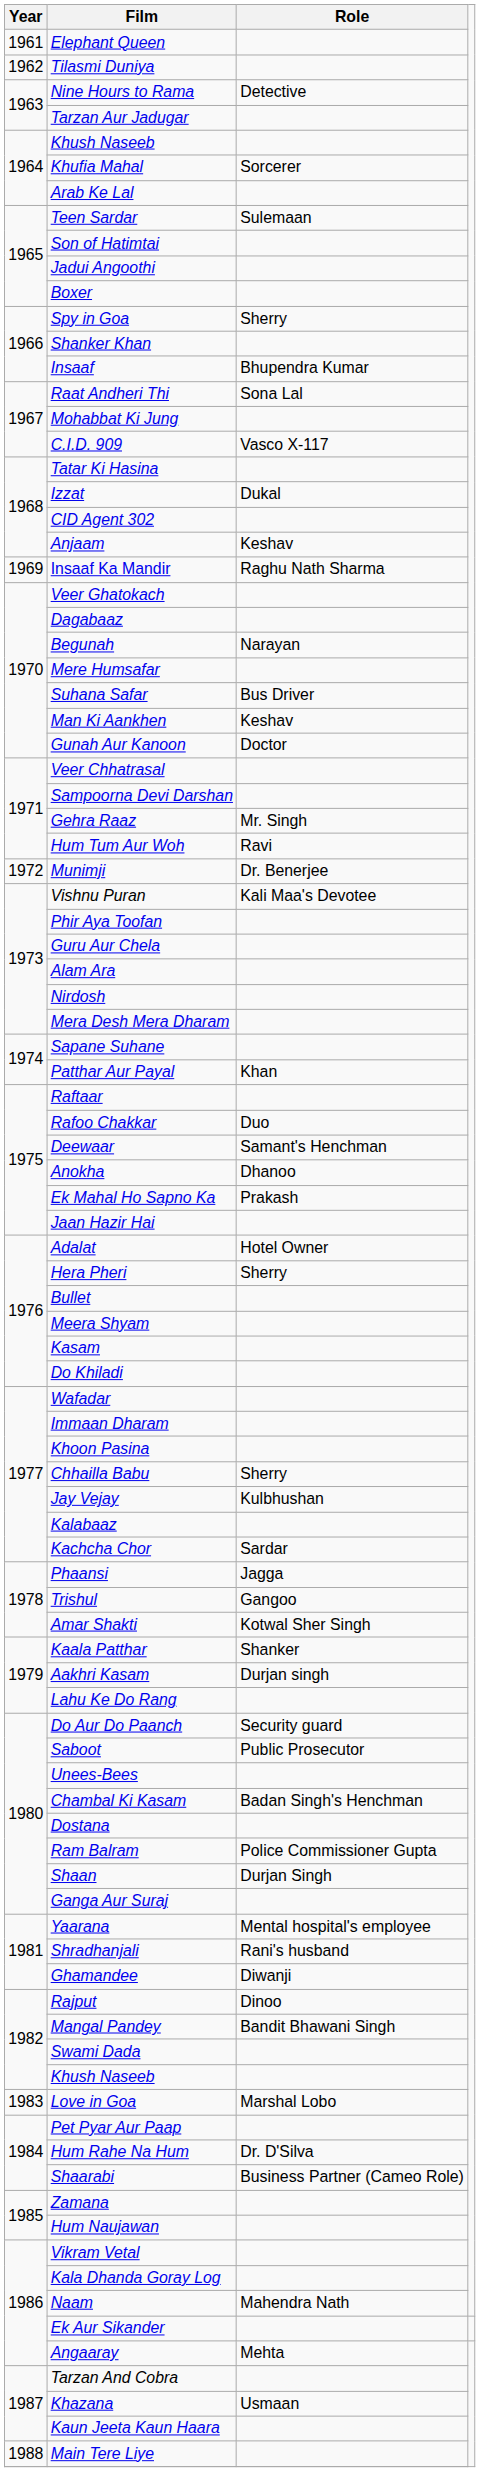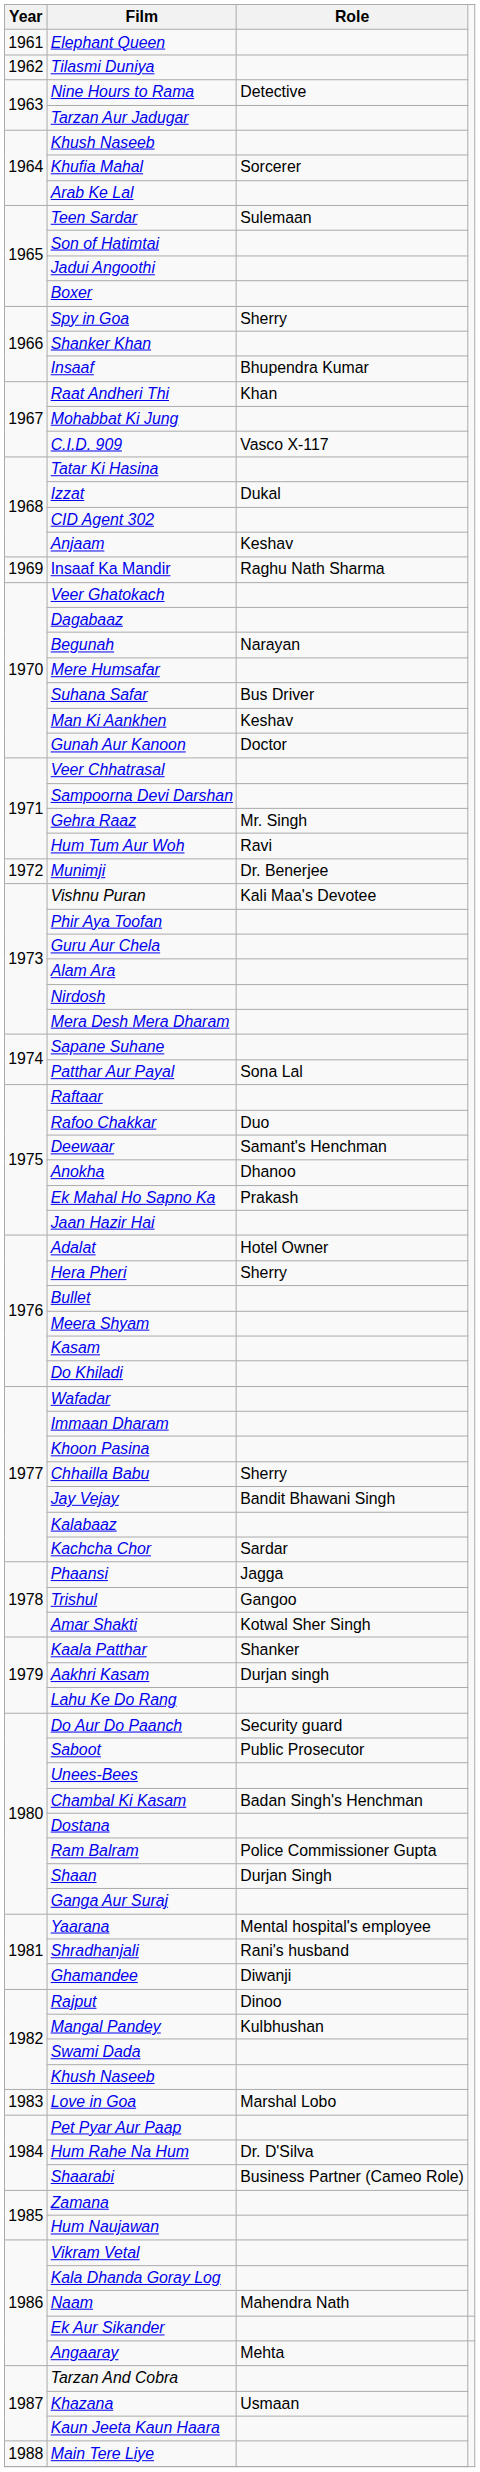(272, 393) Sona Lal -> (259, 393) Khan
(259, 1072) Khan -> (272, 1072) Sona Lal
(282, 1499) Kulbhushan -> (318, 1499) Bandit Bhawani Singh
(318, 2026) Bandit Bhawani Singh -> (282, 2026) Kulbhushan
